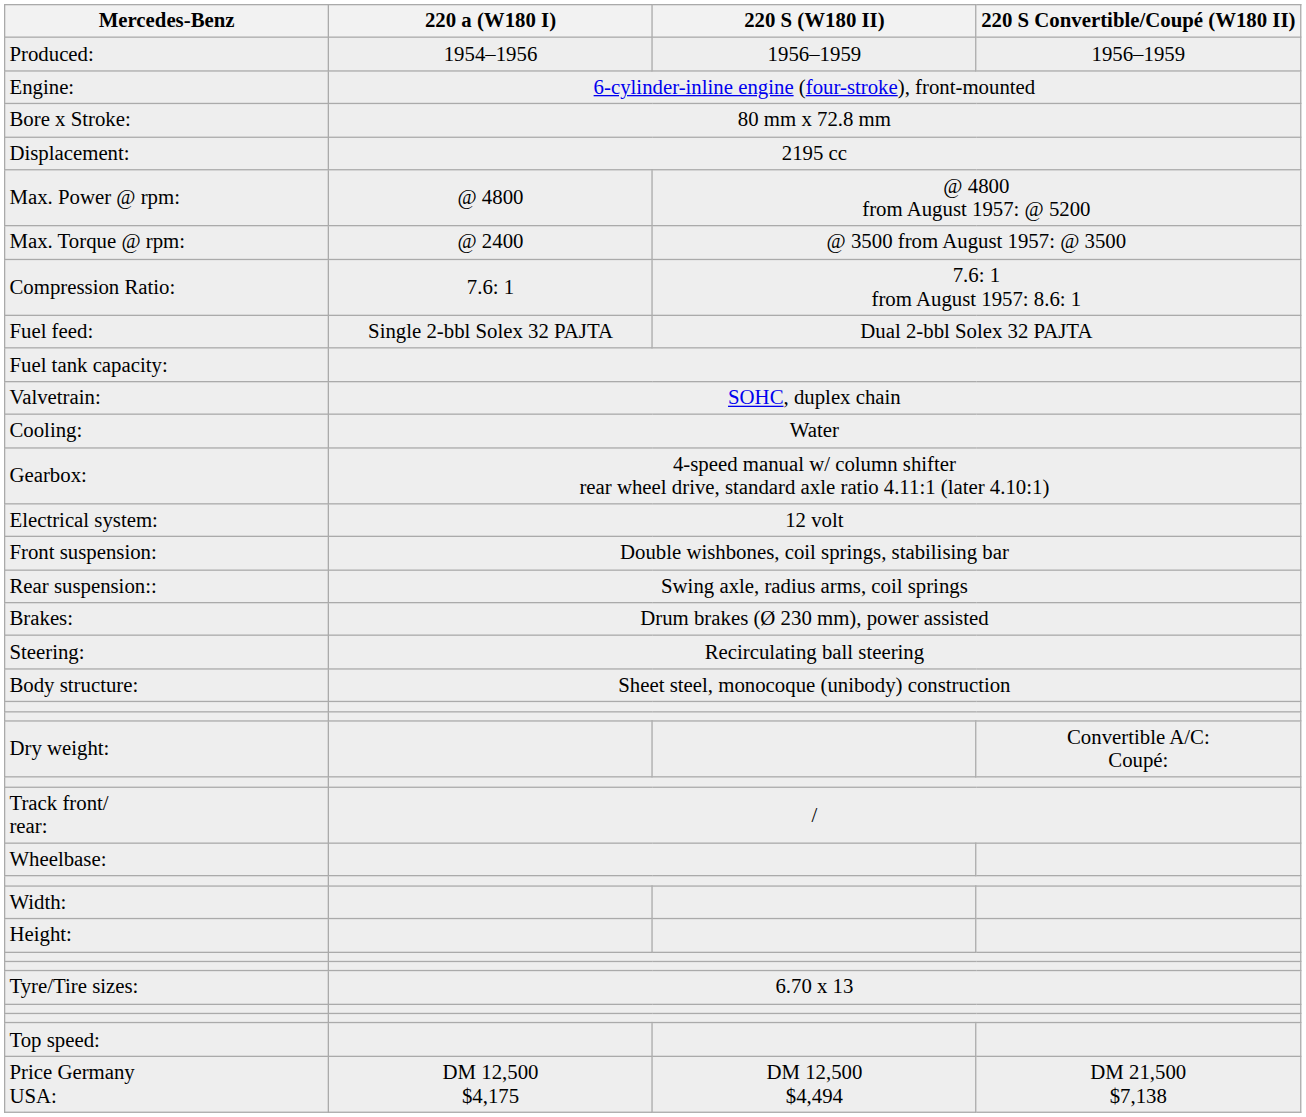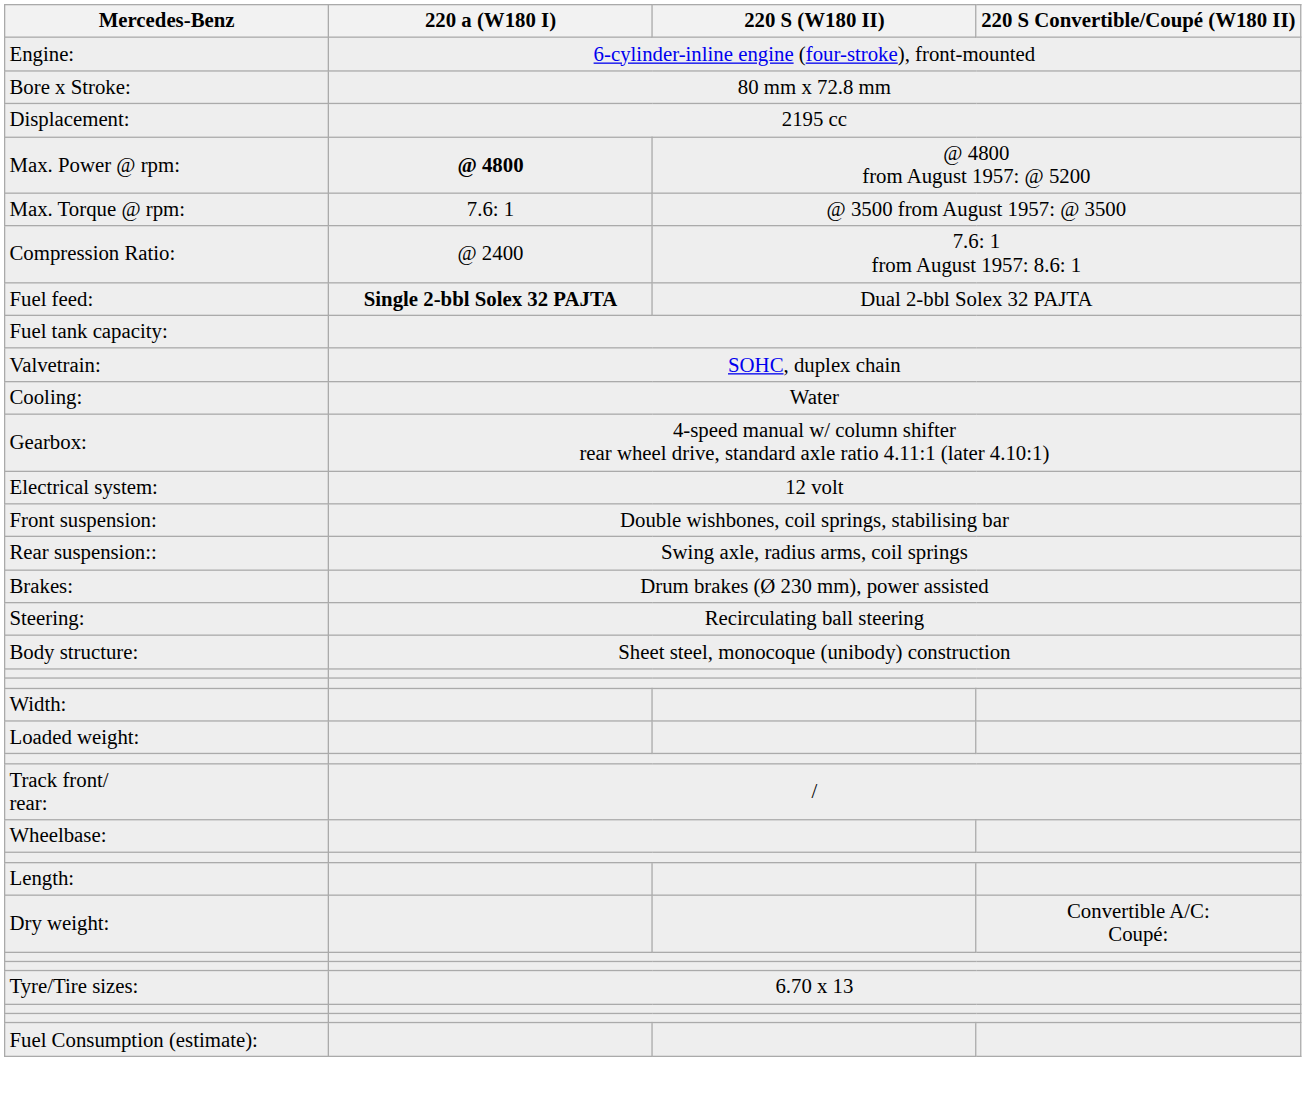- row: (54, 53)
(490, 197) normal -> (490, 164) bold
(490, 242) @ 2400 -> (490, 209) 7.6: 1
(490, 287) 7.6: 1 -> (490, 254) @ 2400
(491, 331) normal -> (490, 298) bold
rows swapped: (62, 748) <-> (41, 902)
+ row: (77, 737)
+ row: (44, 878)
- row: (43, 935)
- row: (57, 1039)
+ row: (136, 1039)
- row: (72, 1084)
